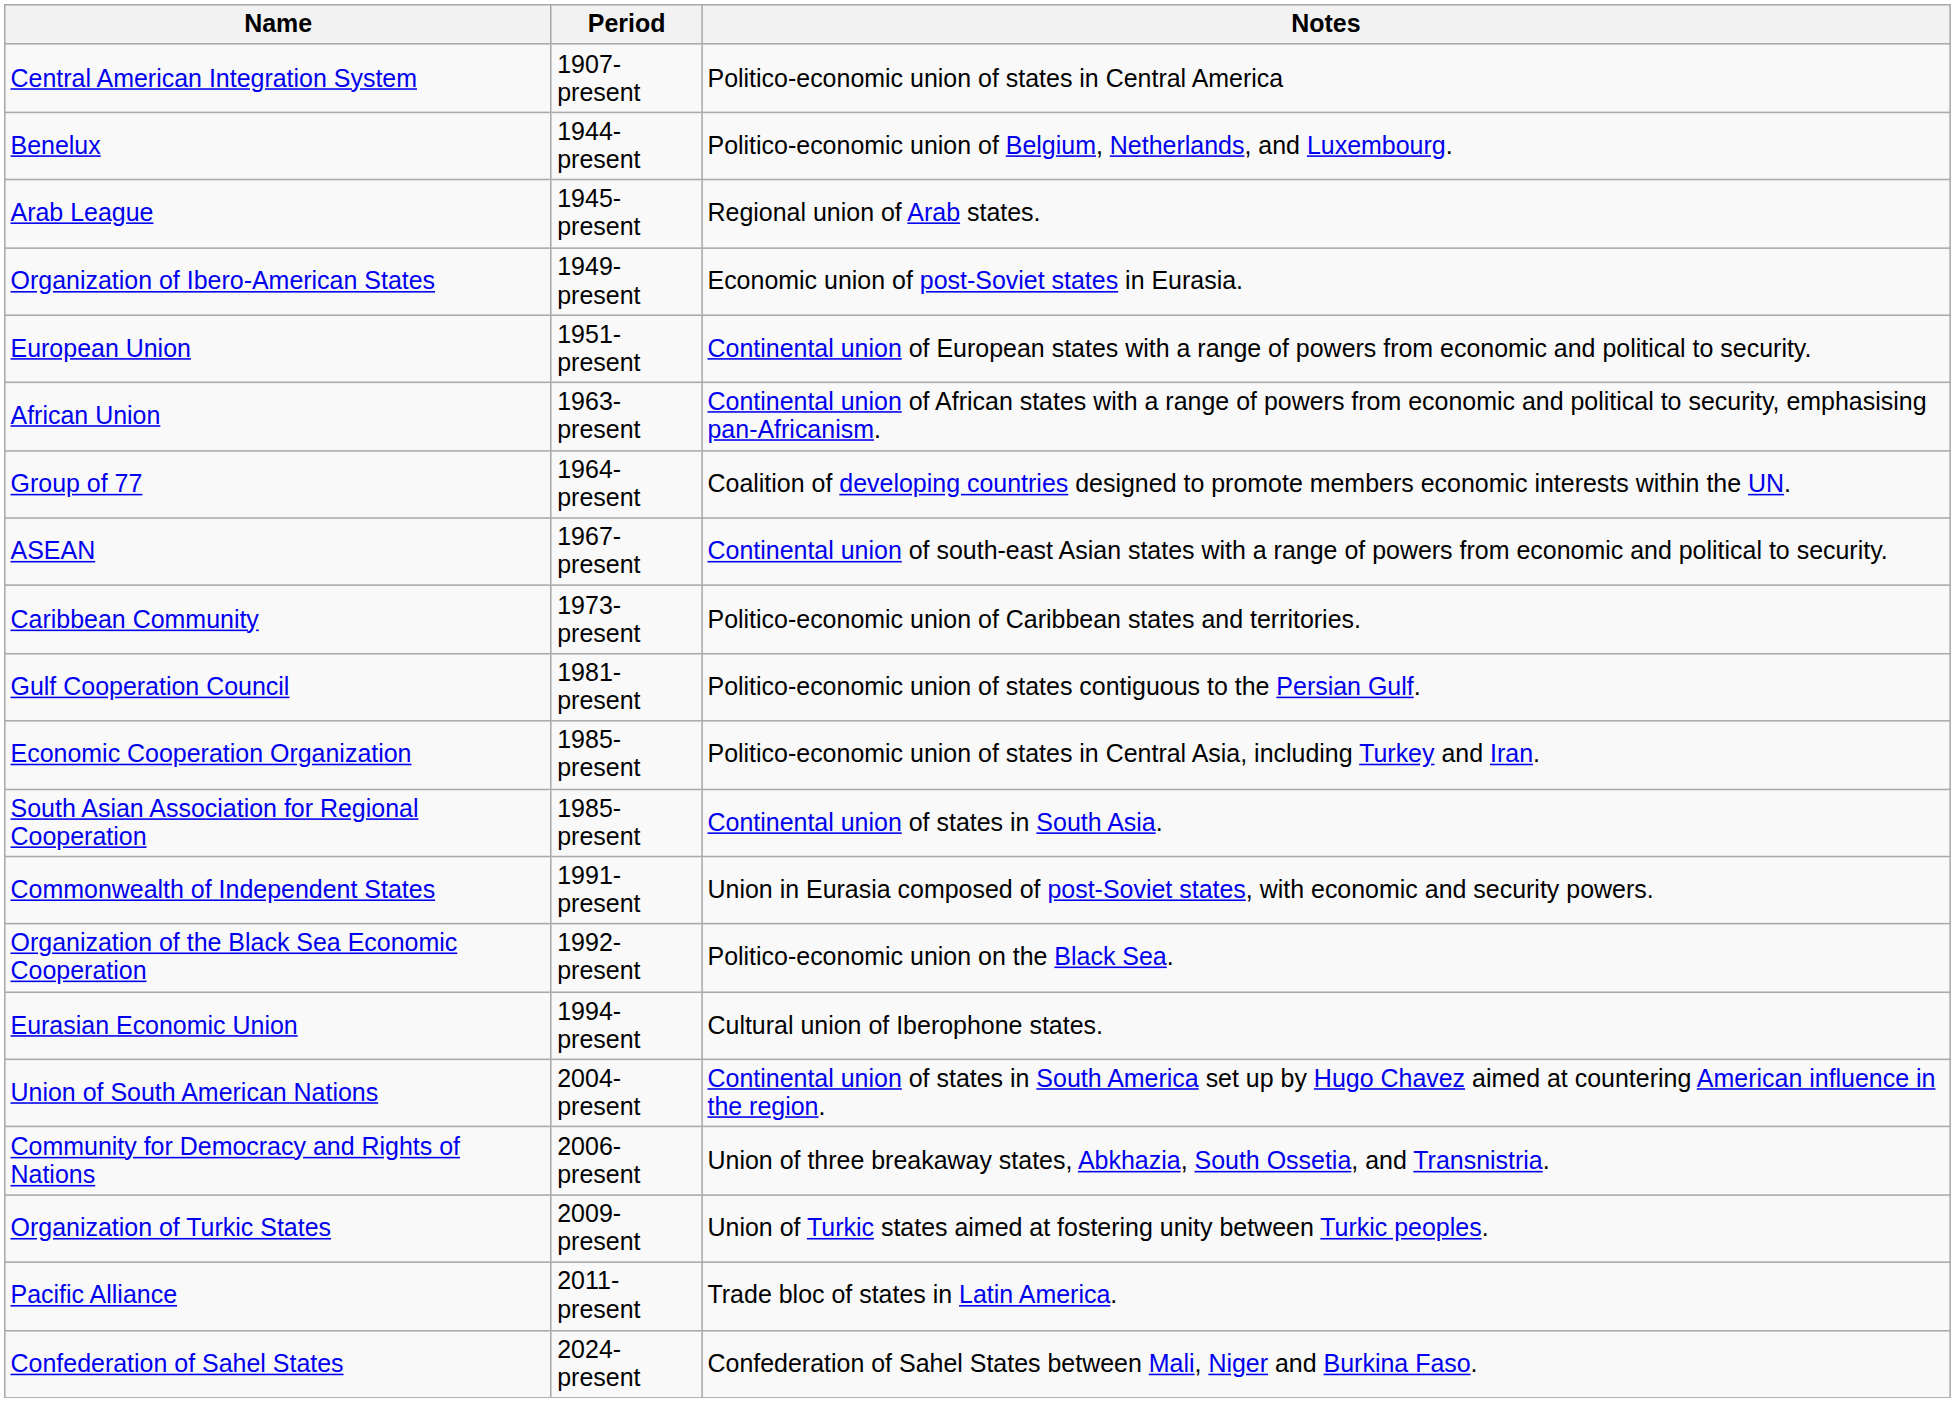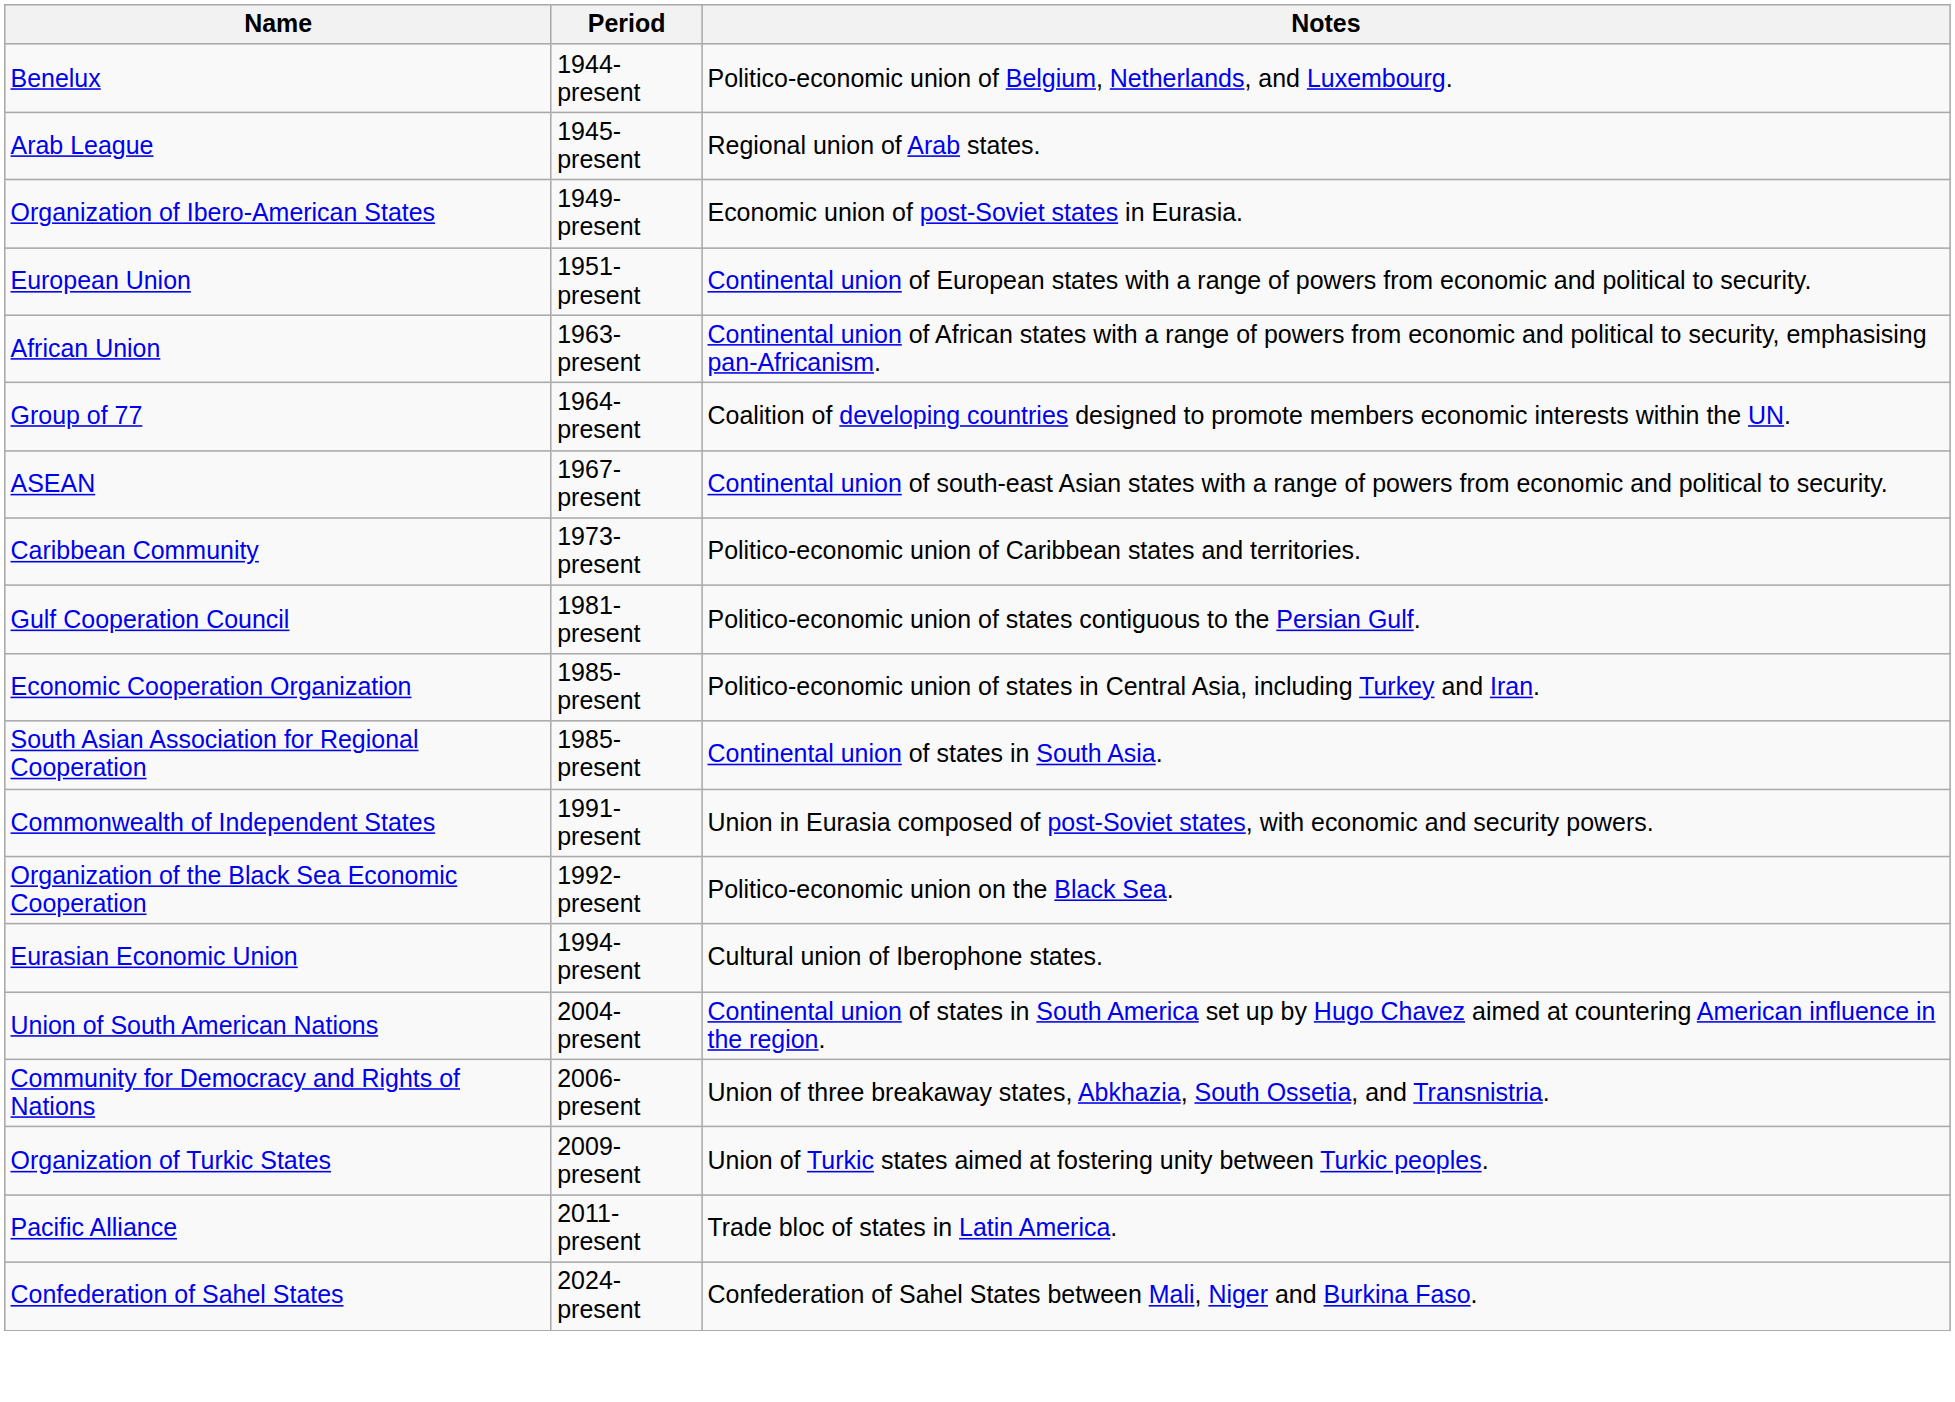- row: (214, 77)
